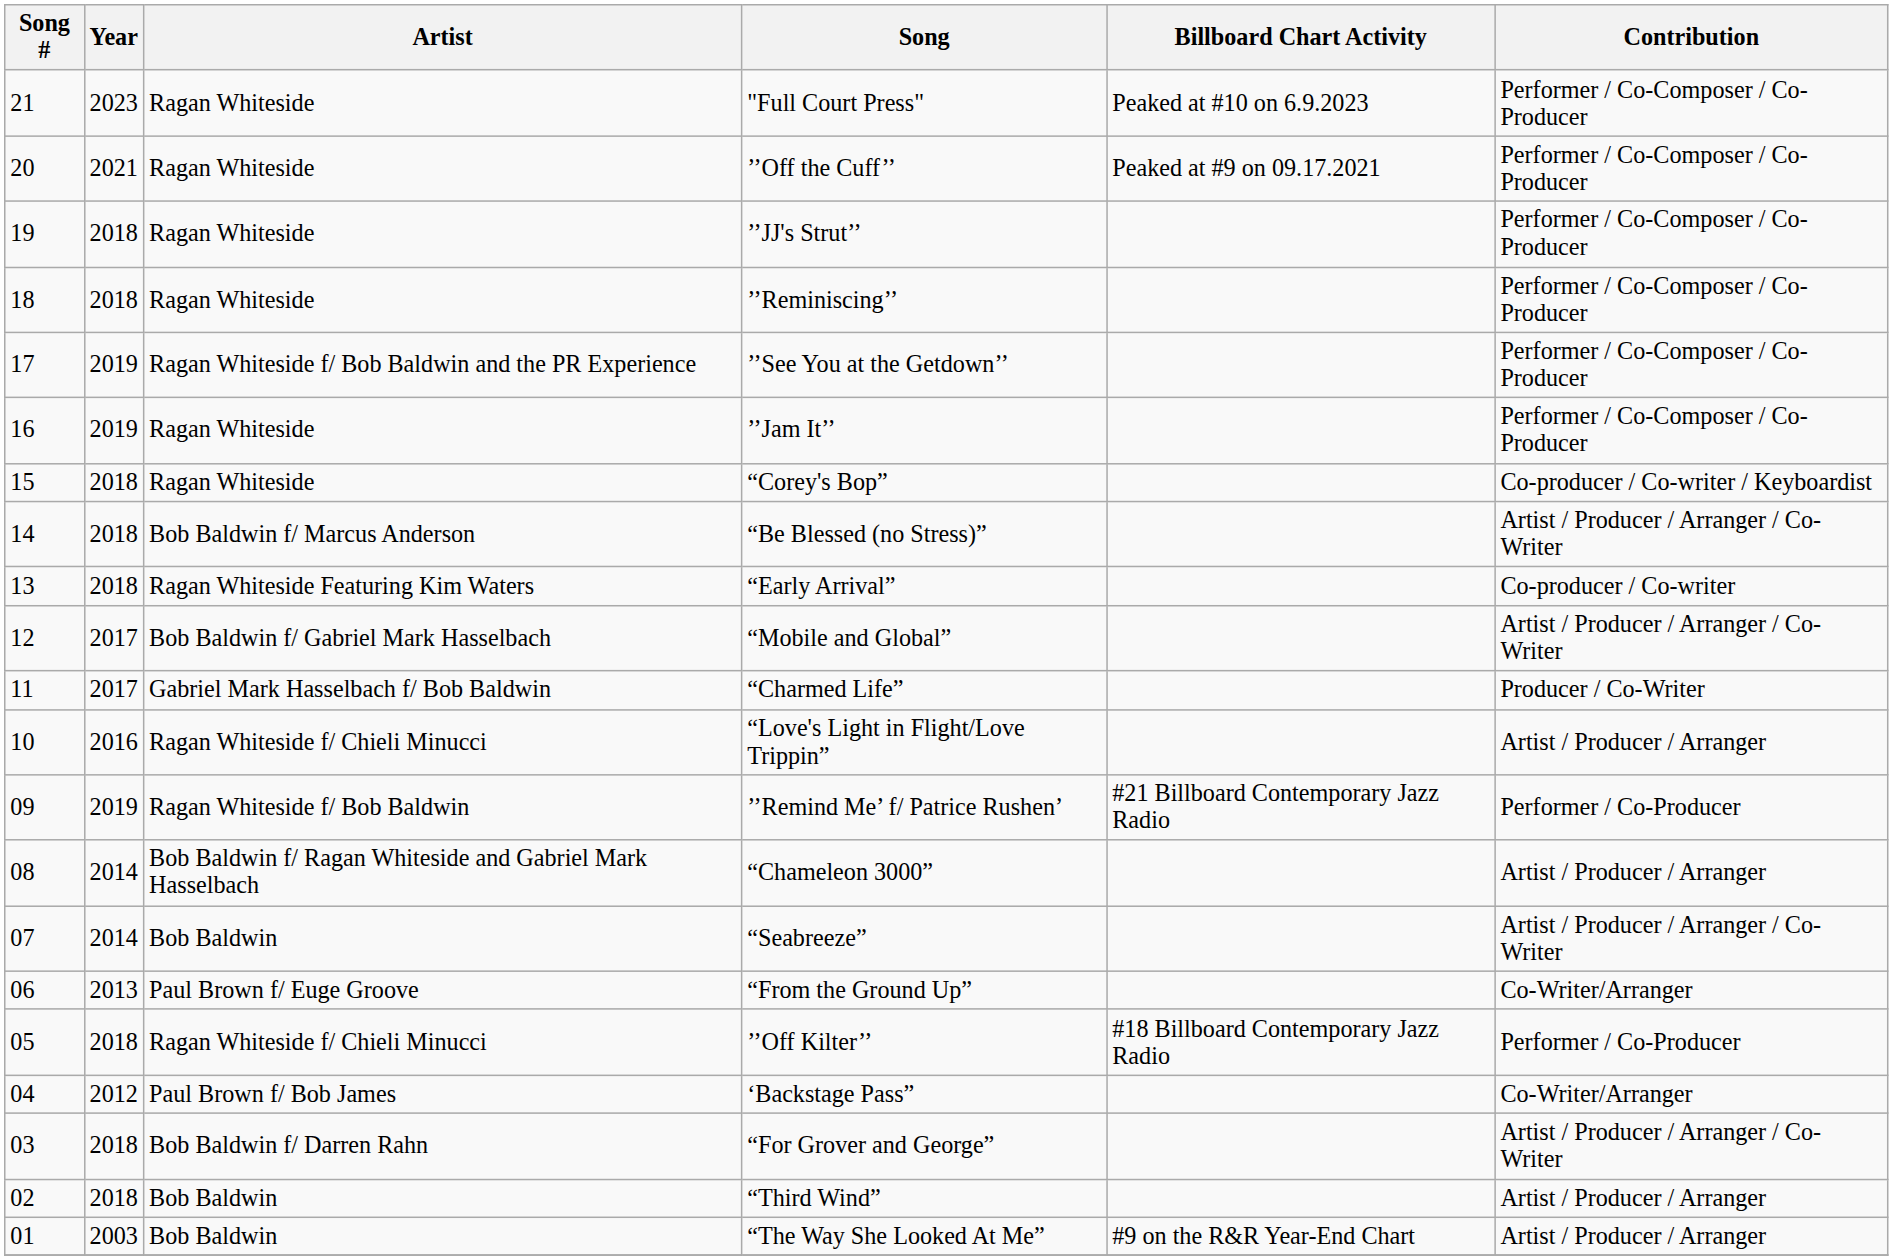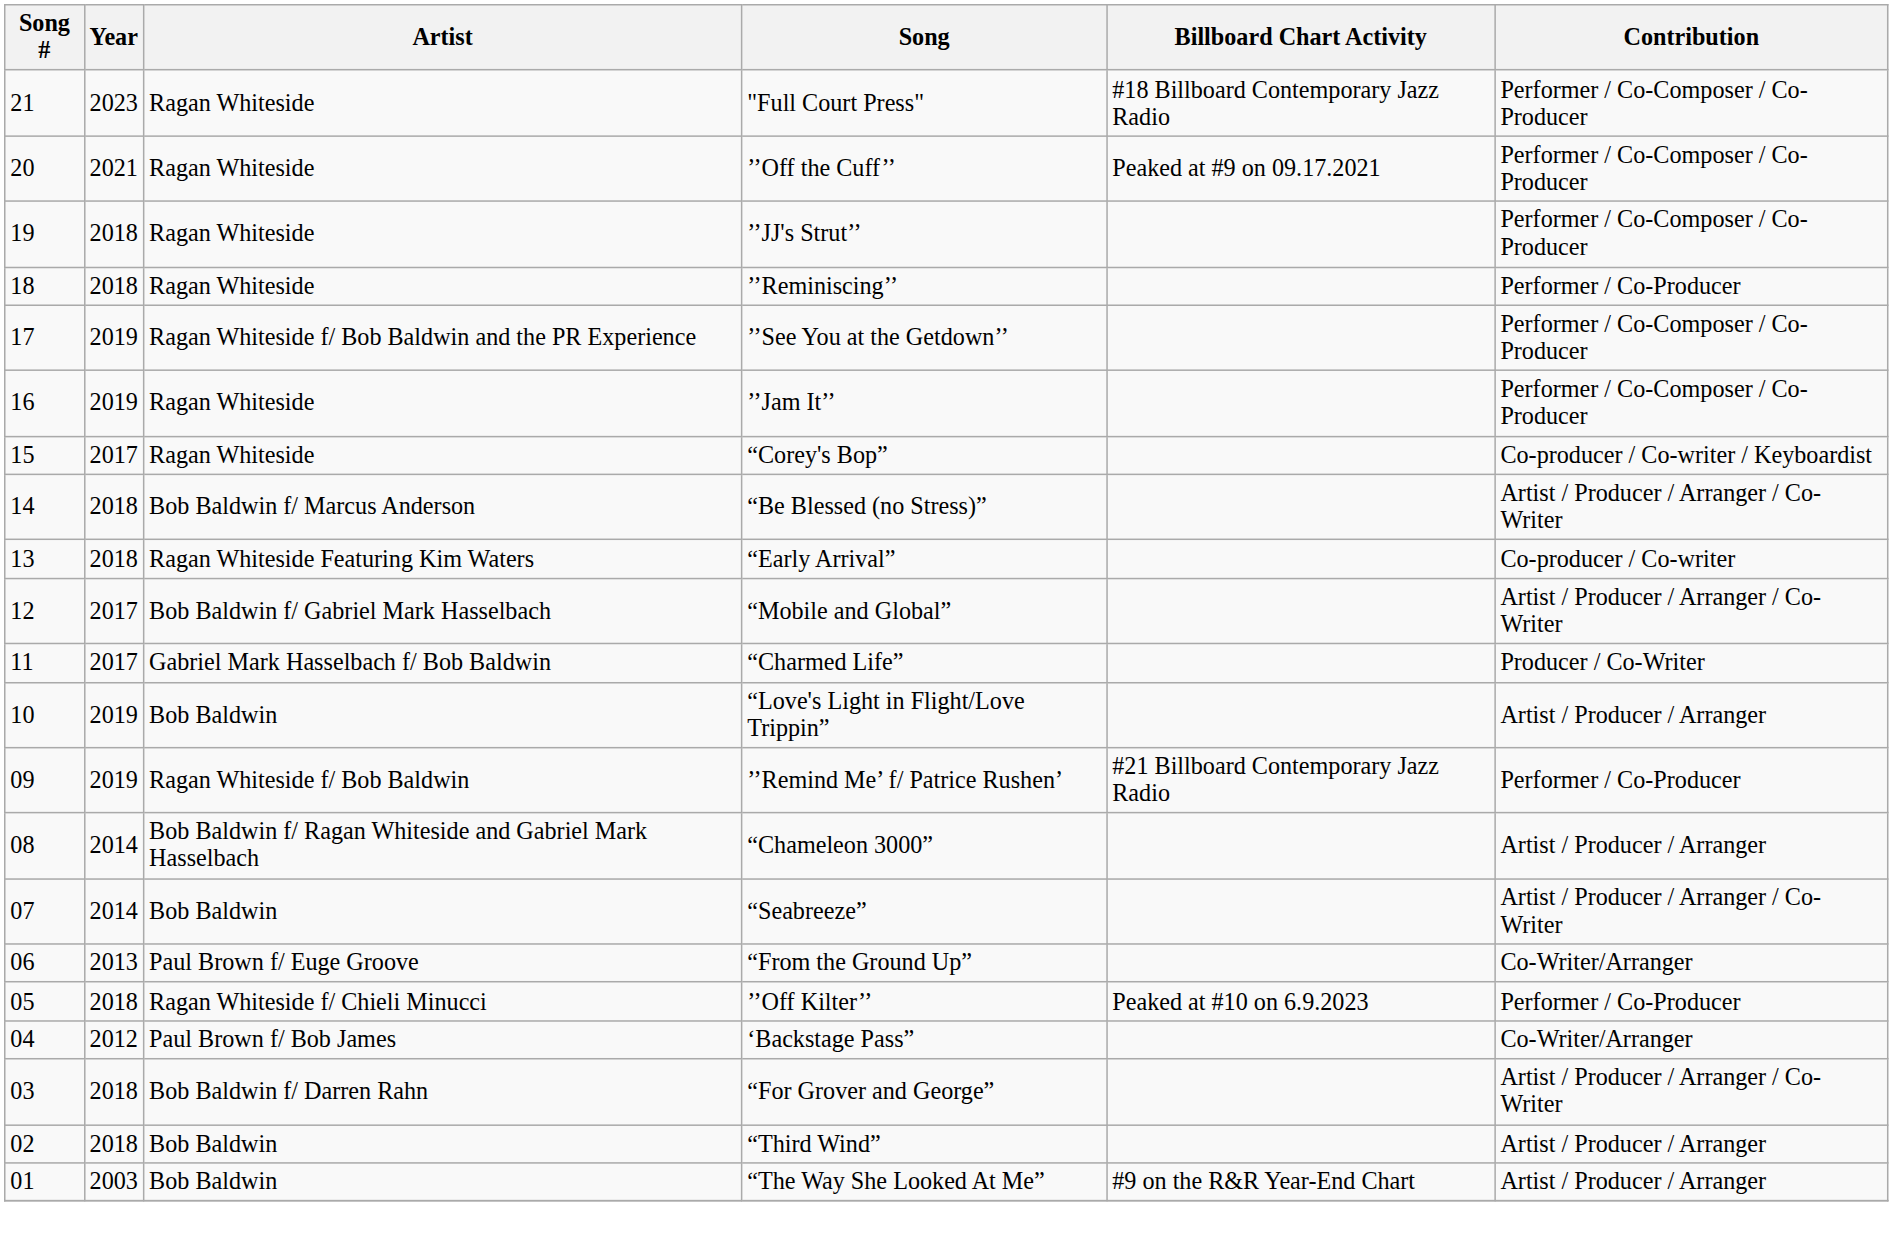(1240, 102) Peaked at #10 on 6.9.2023 -> (1276, 102) #18 Billboard Contemporary Jazz Radio
(1654, 299) Performer / Co-Composer / Co-Producer -> (1620, 285) Performer / Co-Producer
(114, 482) 2018 -> (114, 454) 2017
(114, 741) 2016 -> (114, 714) 2019
(318, 741) Ragan Whiteside f/ Chieli Minucci -> (213, 714) Bob Baldwin
(1276, 1041) #18 Billboard Contemporary Jazz Radio -> (1240, 1001) Peaked at #10 on 6.9.2023
